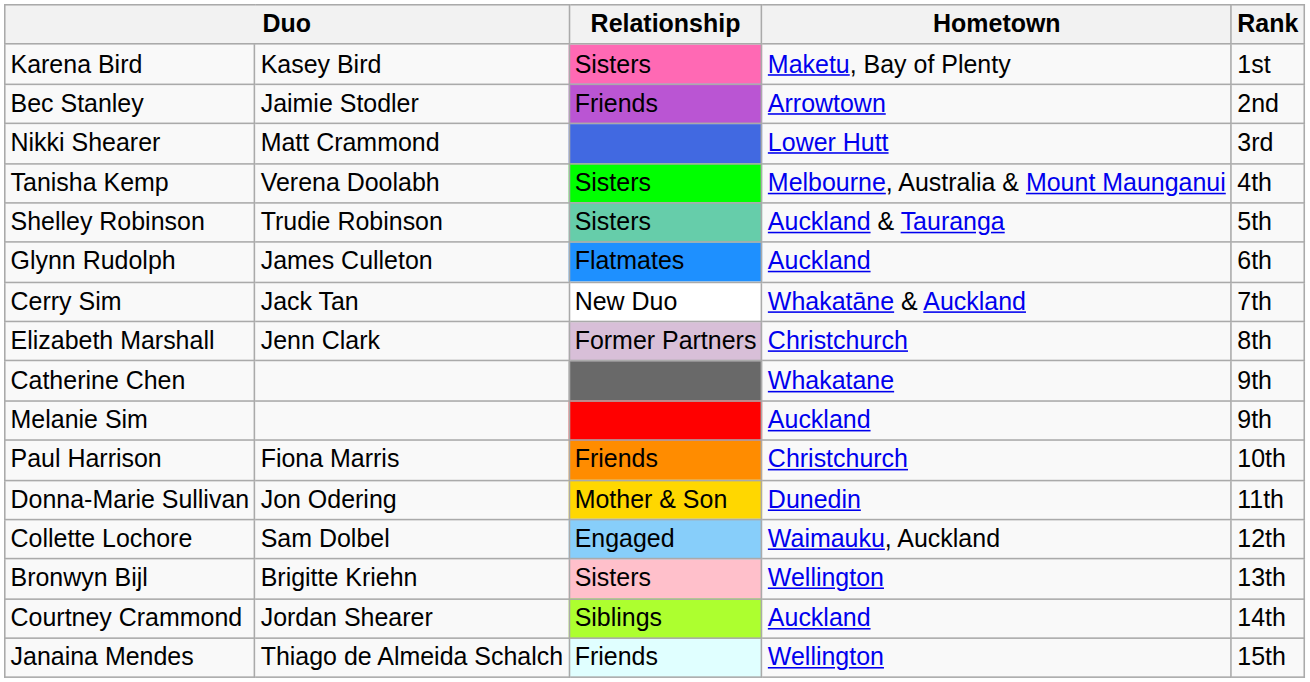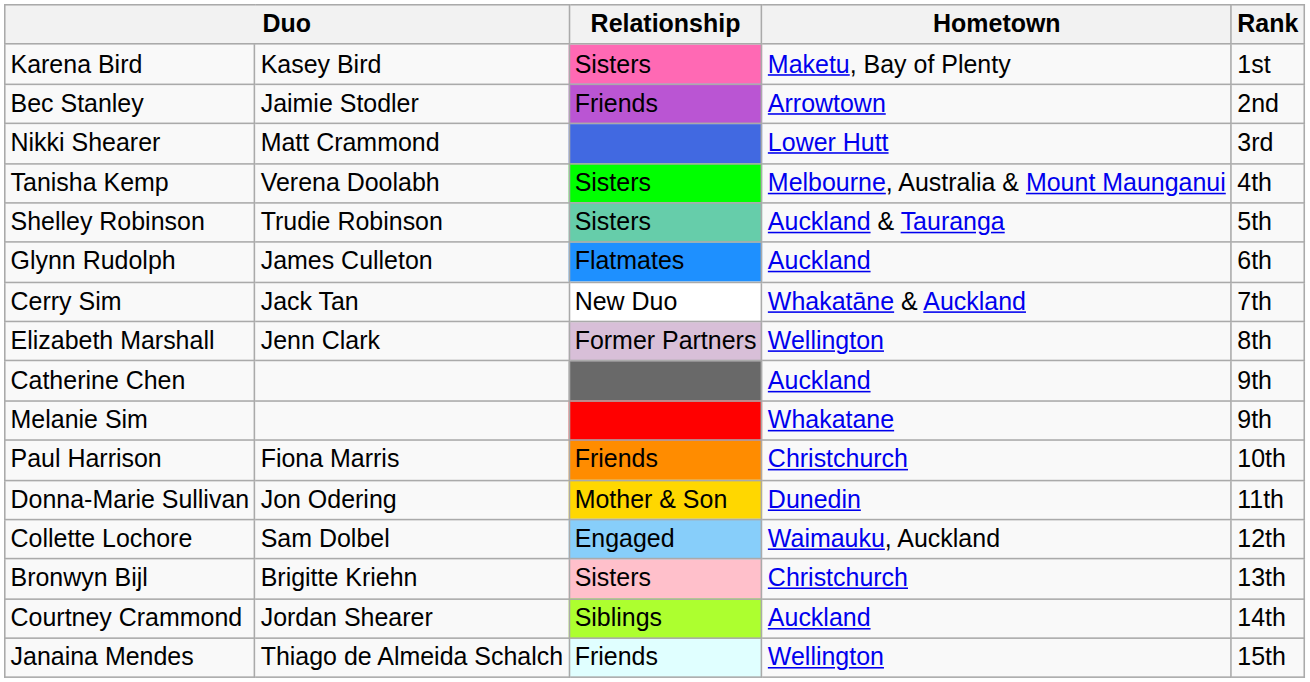(838, 340) Christchurch -> (826, 340) Wellington
(831, 380) Whakatane -> (819, 380) Auckland
(819, 420) Auckland -> (831, 420) Whakatane
(826, 578) Wellington -> (838, 578) Christchurch
